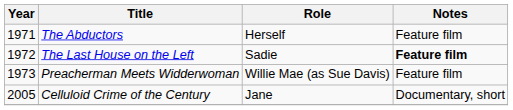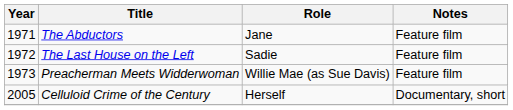(265, 34) Herself -> (259, 34) Jane
(431, 54) bold -> (429, 54) normal
(259, 94) Jane -> (265, 94) Herself
